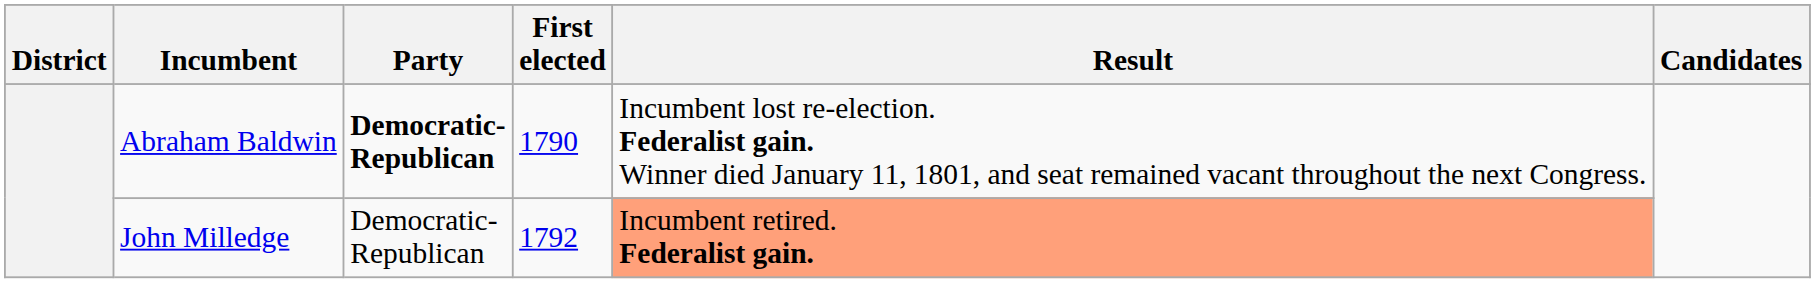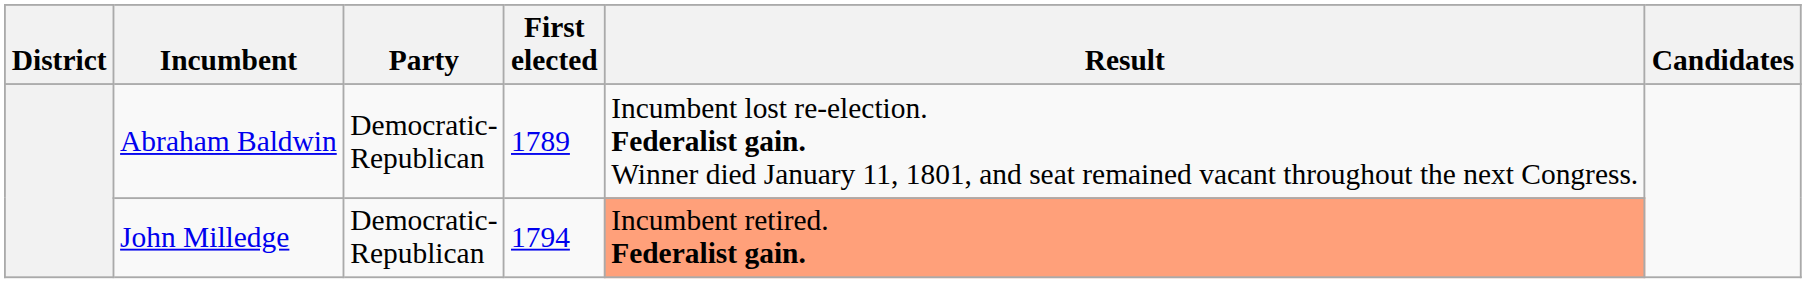(428, 140) bold -> (424, 140) normal
(549, 140) 1790 -> (540, 140) 1789
(549, 237) 1792 -> (540, 237) 1794
